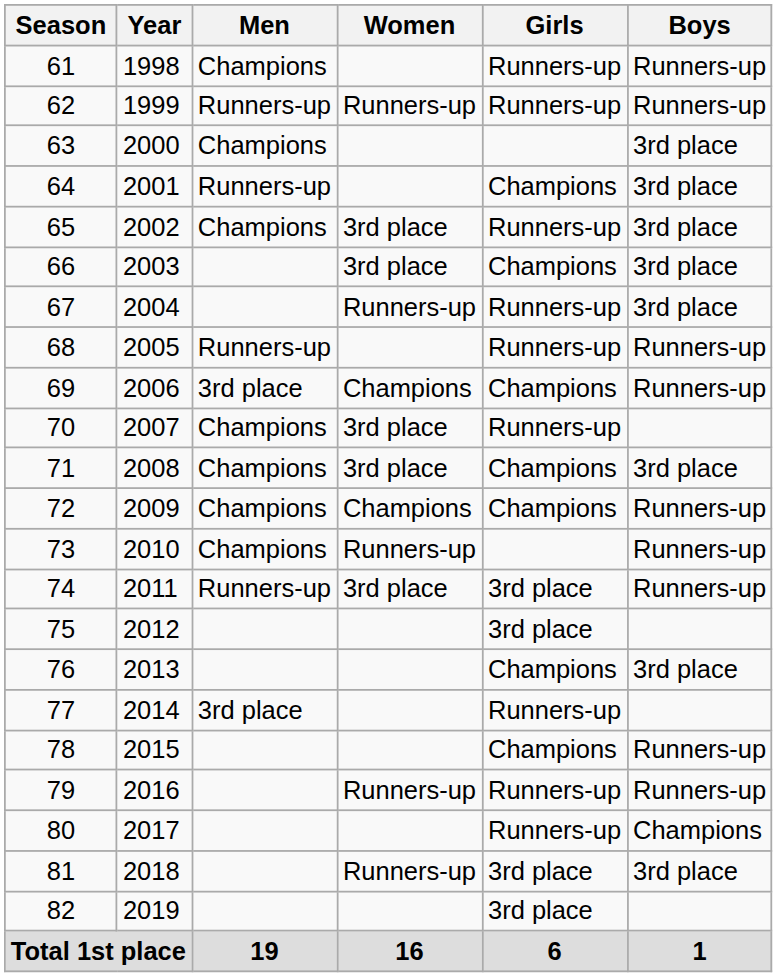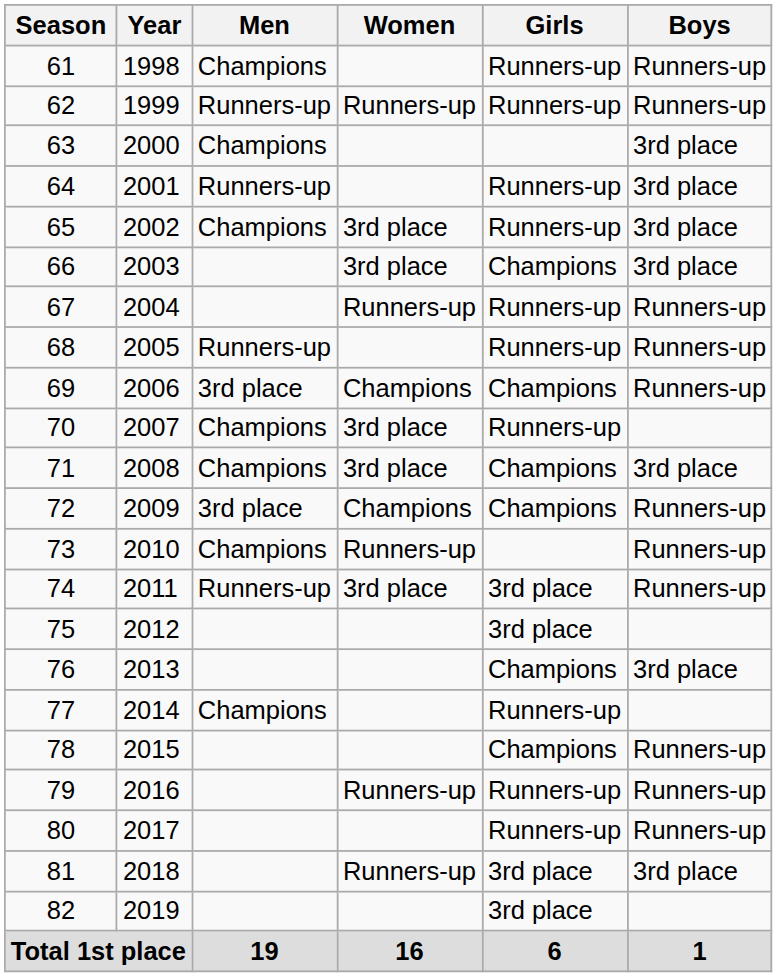(552, 186) Champions -> (555, 186) Runners-up
(685, 307) 3rd place -> (700, 307) Runners-up
(262, 509) Champions -> (250, 509) 3rd place
(250, 710) 3rd place -> (262, 710) Champions
(697, 831) Champions -> (700, 831) Runners-up
